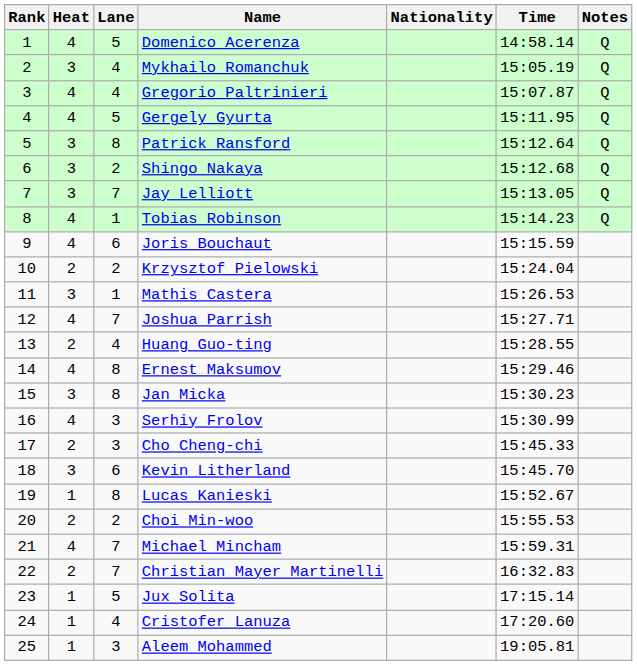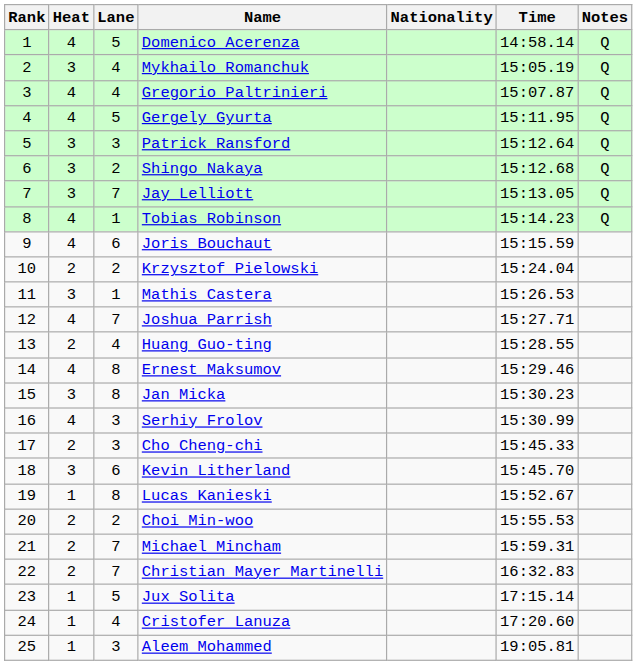(116, 143) 8 -> (116, 143) 3
(71, 547) 4 -> (71, 547) 2
